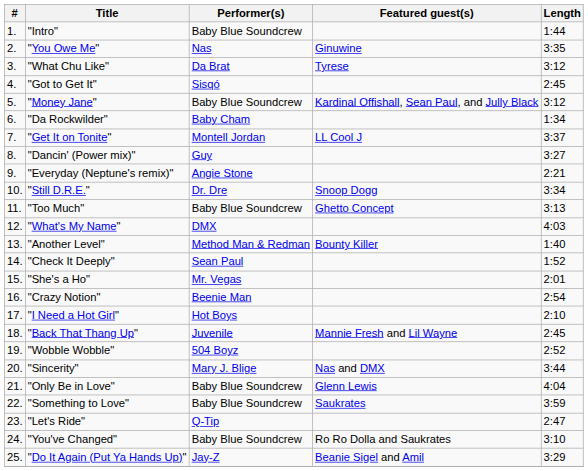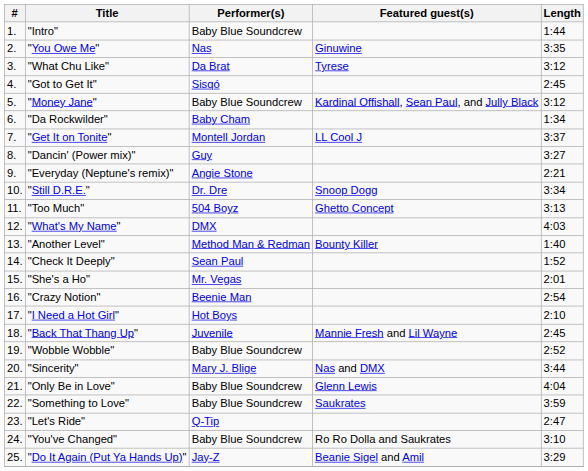(247, 208) Baby Blue Soundcrew -> (215, 208) 504 Boyz
(215, 350) 504 Boyz -> (247, 350) Baby Blue Soundcrew
